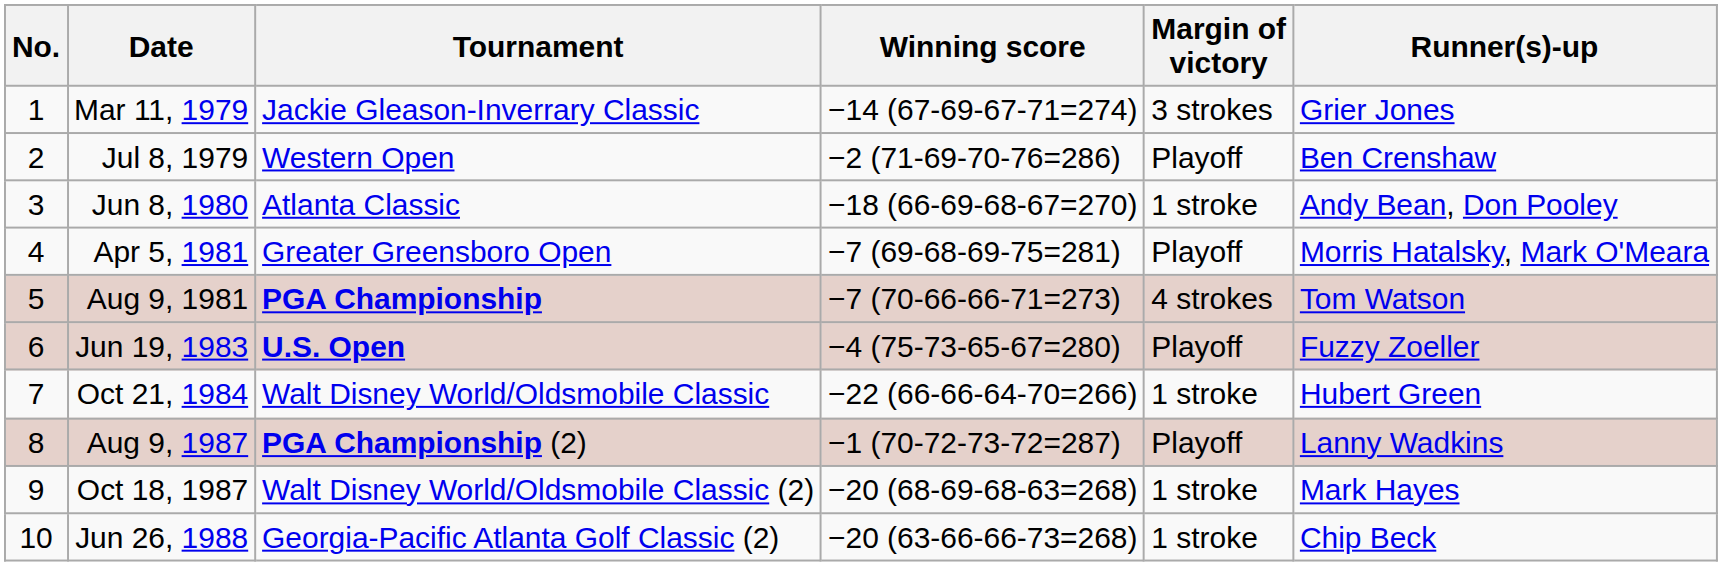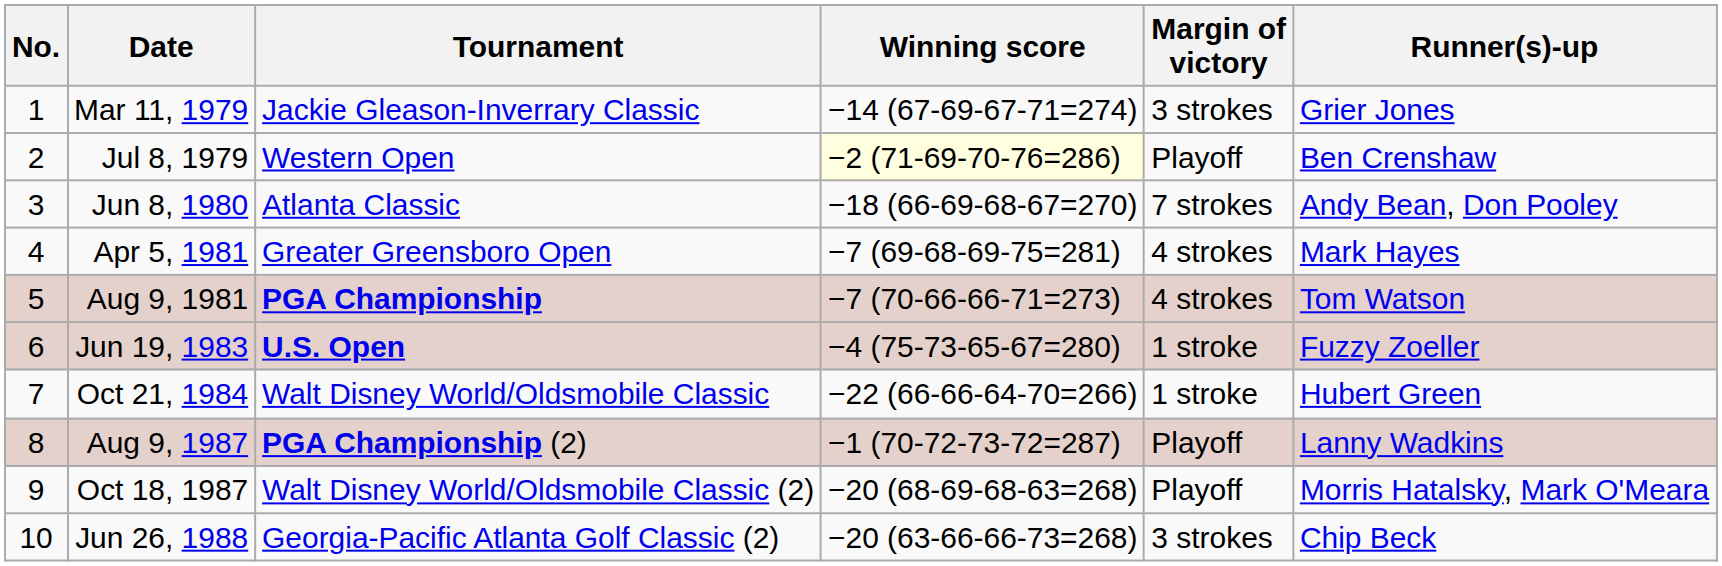(974, 157) no background -> (974, 157) lightyellow background
(1205, 205) 1 stroke -> (1212, 205) 7 strokes
(1197, 252) Playoff -> (1212, 252) 4 strokes
(1504, 252) Morris Hatalsky, Mark O'Meara -> (1380, 252) Mark Hayes
(1197, 347) Playoff -> (1205, 347) 1 stroke
(1205, 489) 1 stroke -> (1197, 489) Playoff
(1380, 489) Mark Hayes -> (1504, 489) Morris Hatalsky, Mark O'Meara
(1205, 536) 1 stroke -> (1212, 536) 3 strokes
